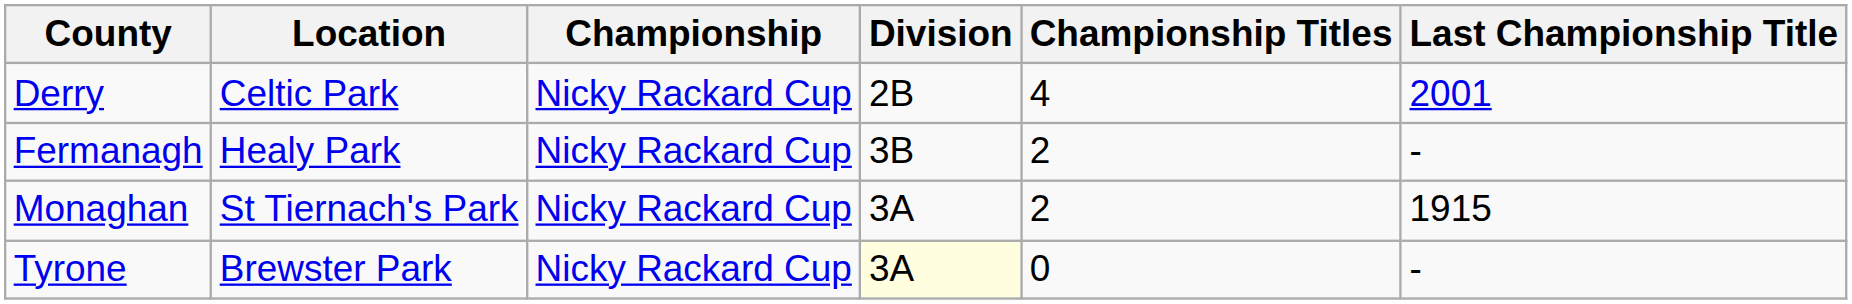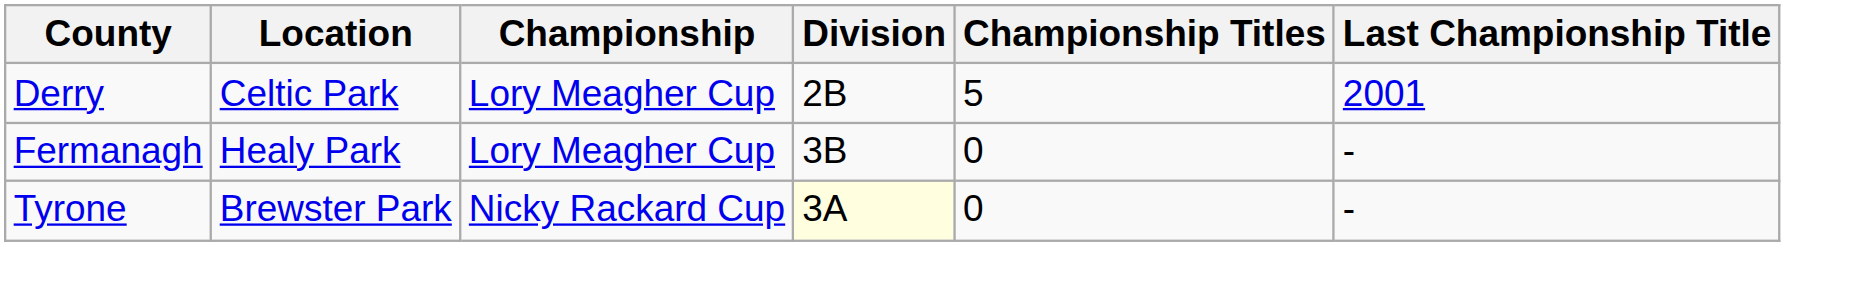(694, 92) Nicky Rackard Cup -> (622, 92) Lory Meagher Cup
(1040, 92) 4 -> (973, 92) 5
(694, 151) Nicky Rackard Cup -> (622, 151) Lory Meagher Cup
(1040, 151) 2 -> (973, 151) 0
- row: (101, 209)
